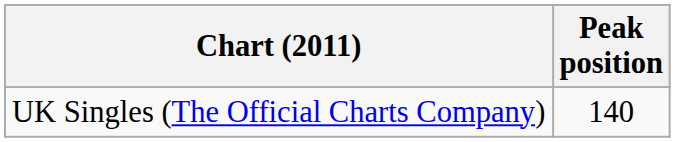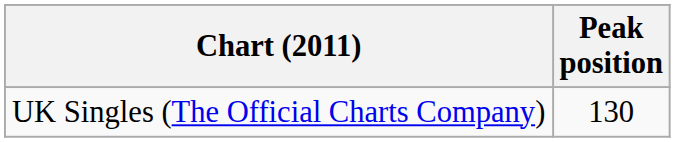(611, 111) 140 -> (611, 111) 130
